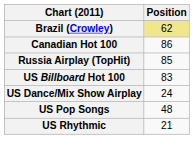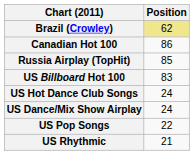+ row: (74, 93)
(167, 110) 48 -> (167, 126) 22
